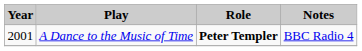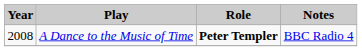(20, 35) 2001 -> (20, 35) 2008
